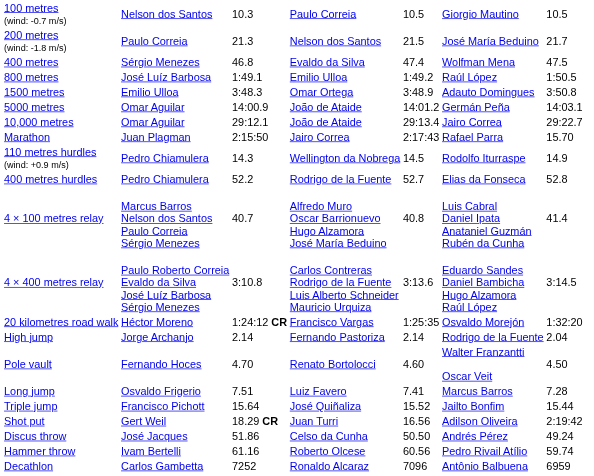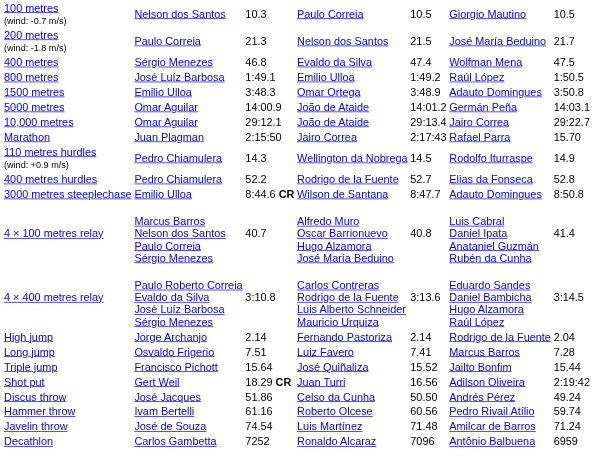+ row: (68, 194)
- row: (61, 322)
- row: (28, 364)
+ row: (36, 427)
